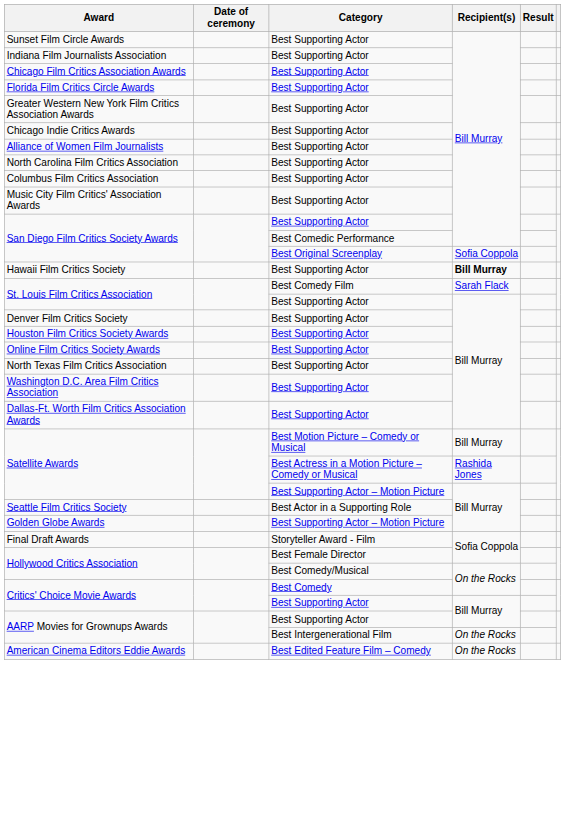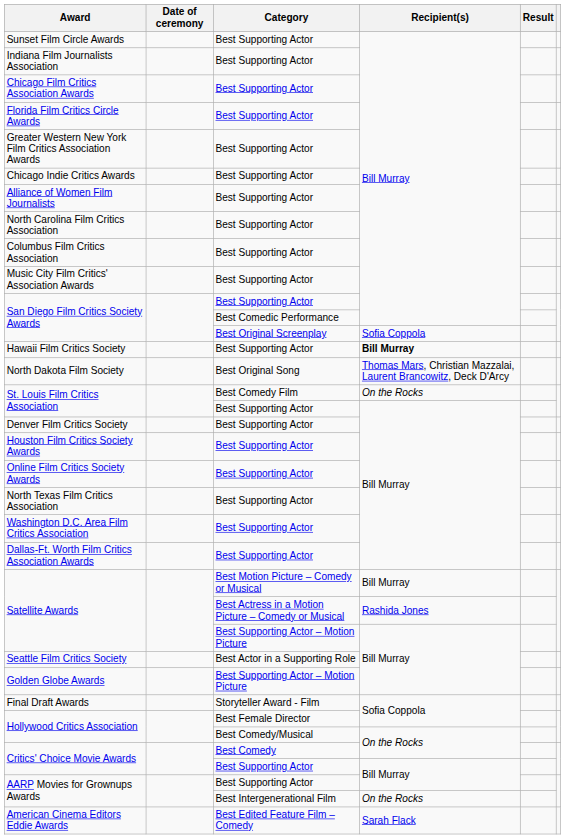+ row: (65, 371)
(482, 286) Sarah Flack -> (392, 393) On the Rocks
(485, 651) On the Rocks -> (389, 820) Sarah Flack
